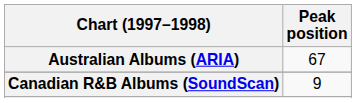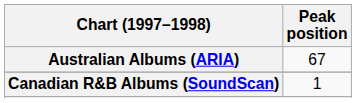(317, 84) 9 -> (317, 84) 1
